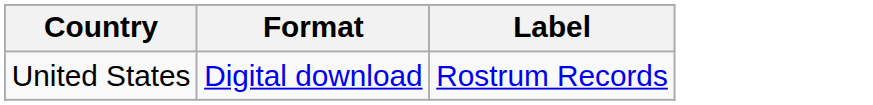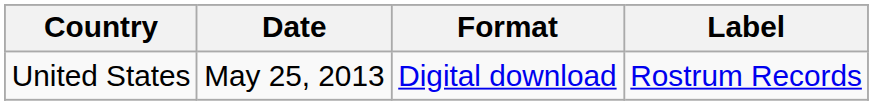+ column: (294, 28)
